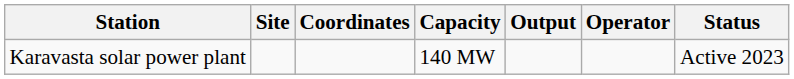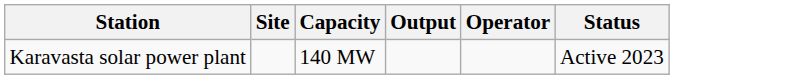- column: (355, 22)
